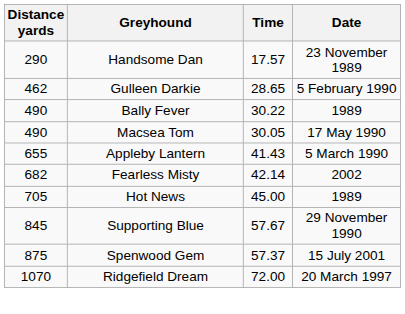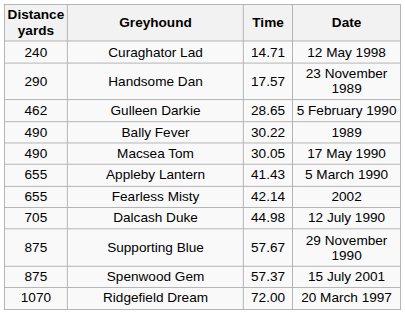+ row: (156, 52)
(36, 175) 682 -> (36, 196) 655
- row: (156, 196)
+ row: (156, 218)
(36, 226) 845 -> (36, 247) 875
